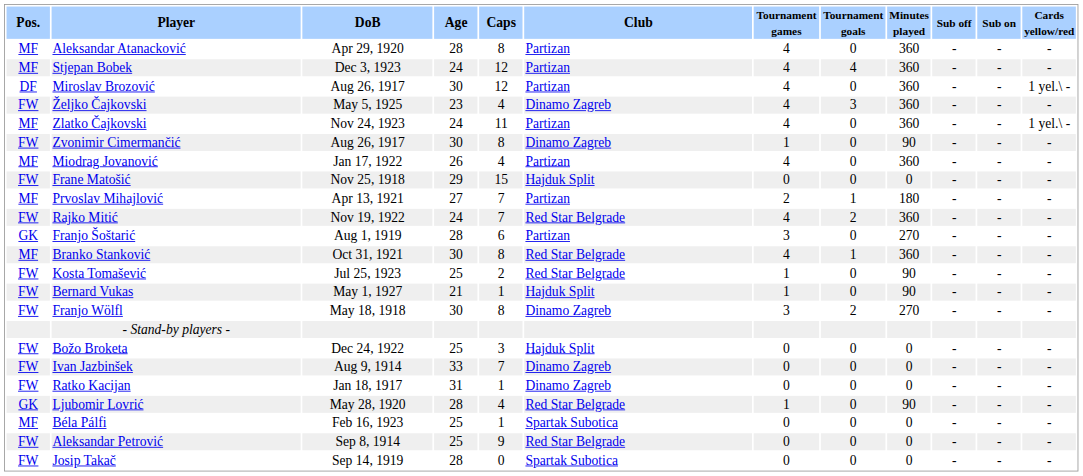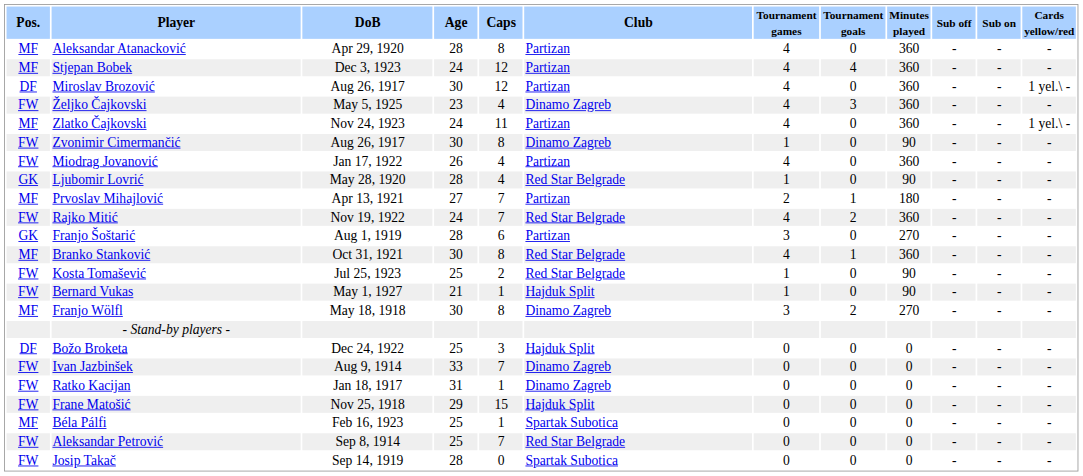(28, 161) MF -> (28, 161) FW
rows swapped: (98, 404) <-> (92, 180)
(28, 310) FW -> (28, 310) MF
(28, 348) FW -> (28, 348) DF
(501, 441) 9 -> (501, 441) 7
